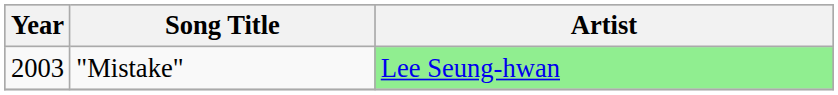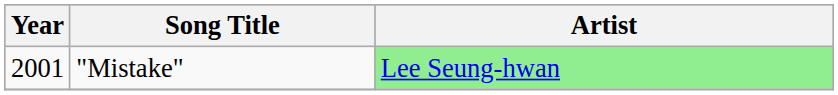(38, 67) 2003 -> (38, 67) 2001
